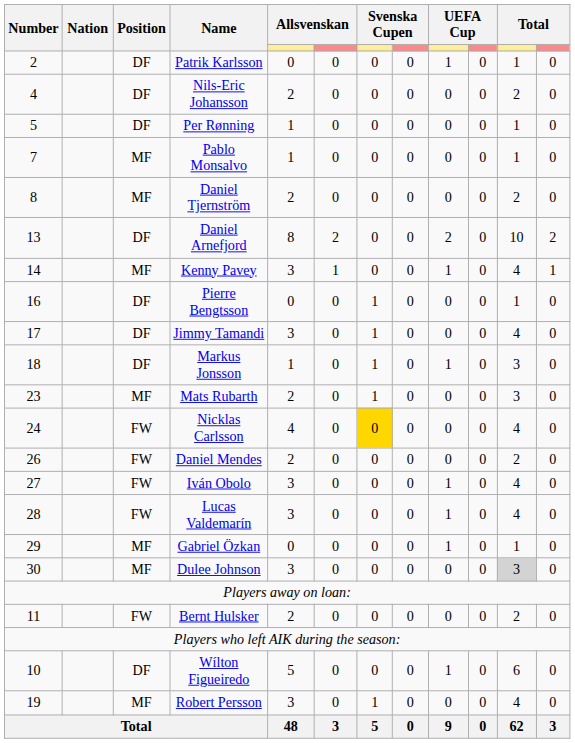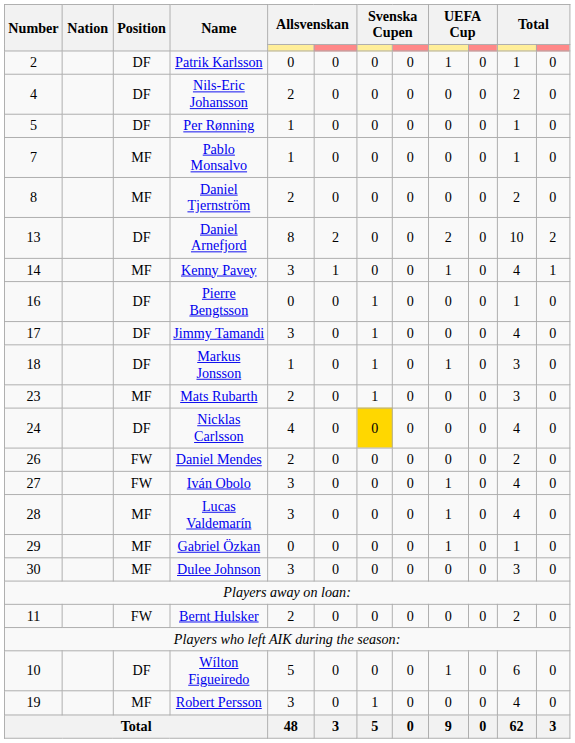(141, 428) FW -> (141, 428) DF
(141, 514) FW -> (141, 514) MF
(517, 569) lightgrey background -> (517, 569) no background
